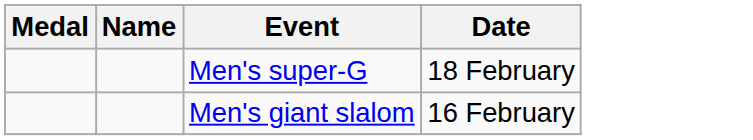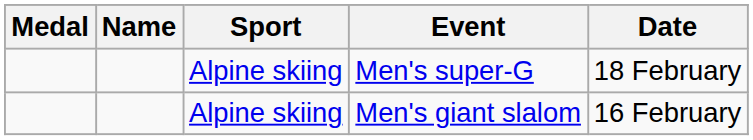+ column: (266, 27)
